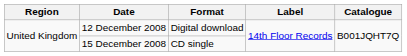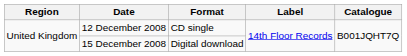(207, 28) Digital download -> (192, 28) CD single
(192, 43) CD single -> (207, 43) Digital download
